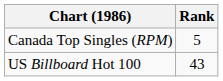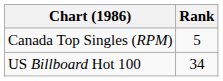(197, 64) 43 -> (197, 64) 34
